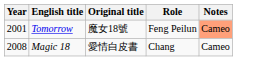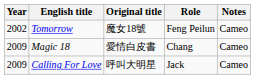(17, 29) 2001 -> (17, 29) 2002
(216, 29) lightsalmon background -> (234, 29) no background
(17, 47) 2008 -> (17, 47) 2009
+ row: (66, 65)
